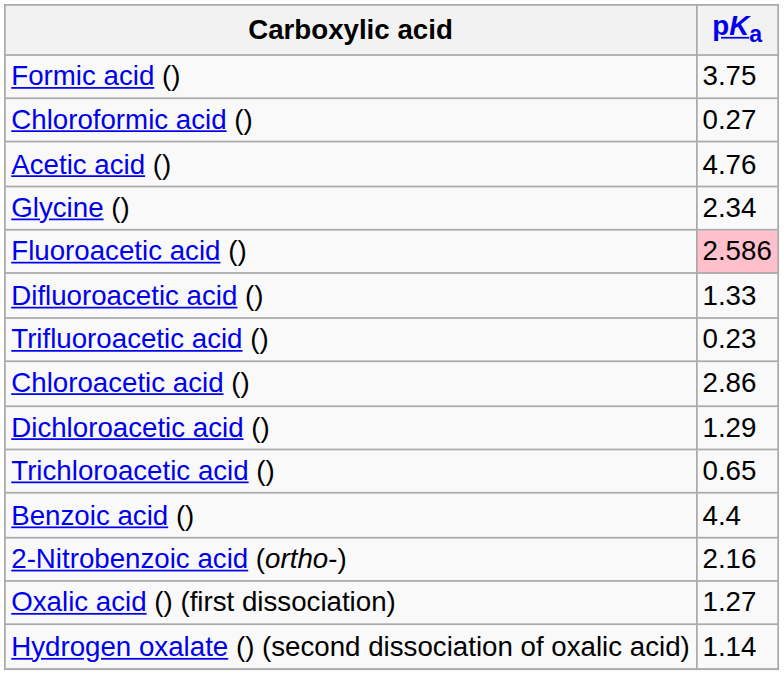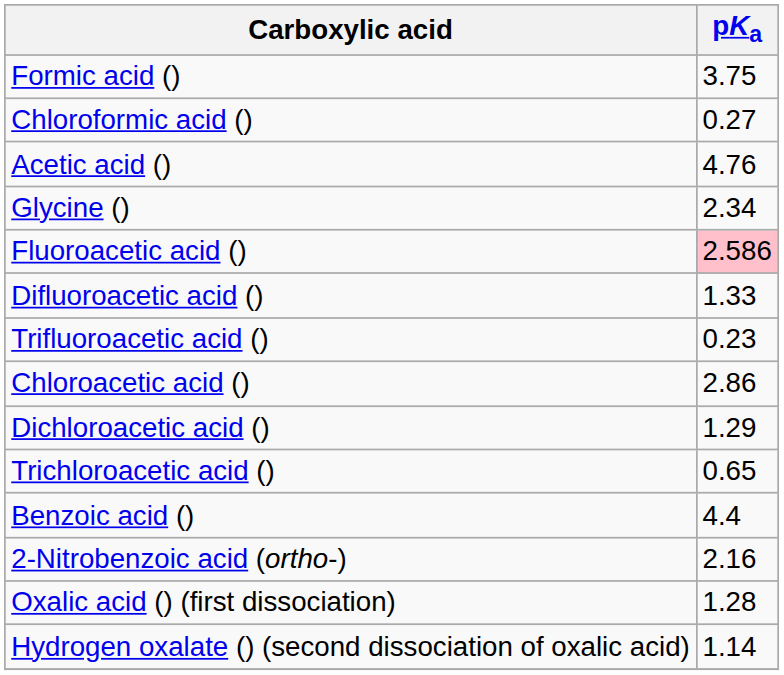(729, 602) 1.27 -> (729, 602) 1.28
